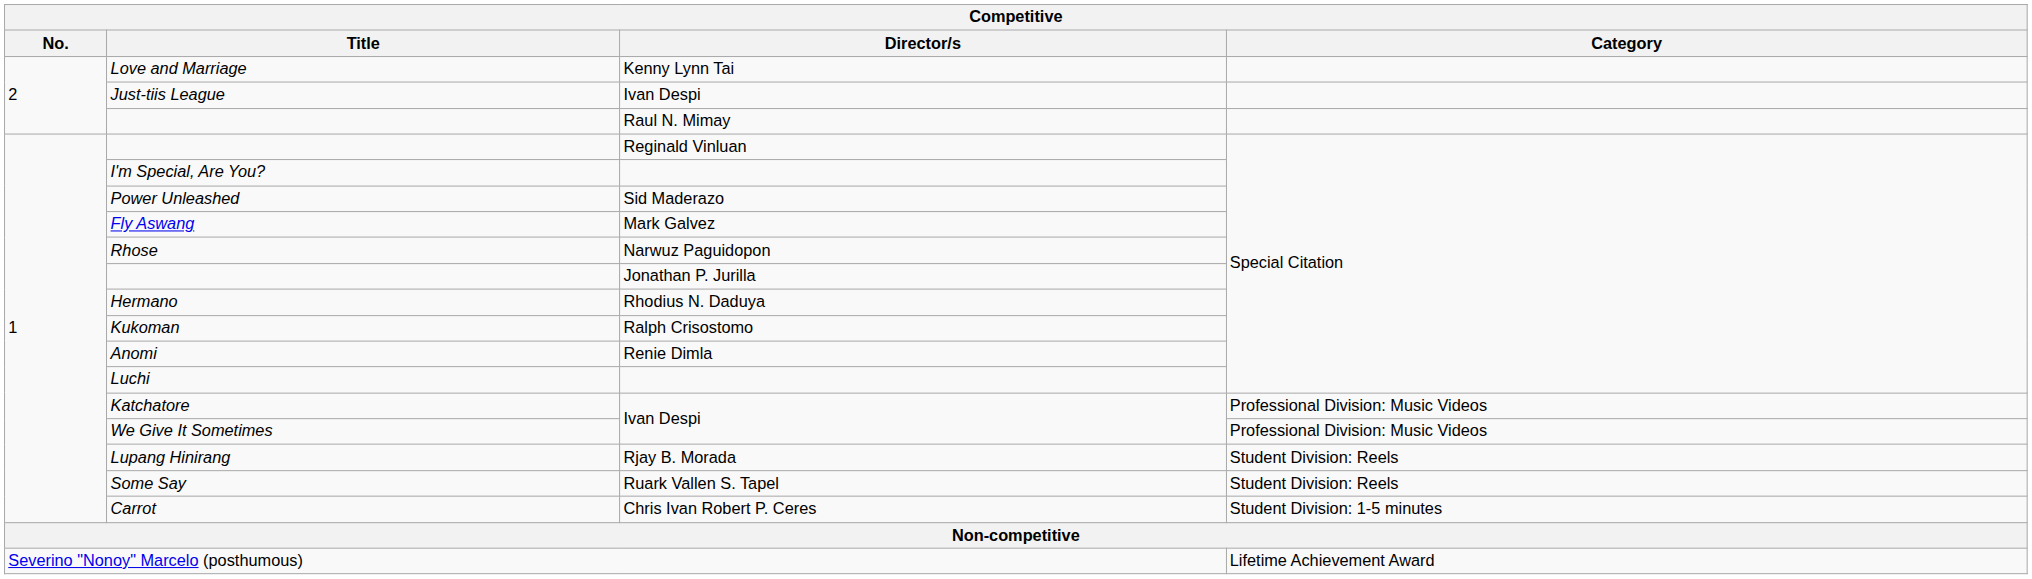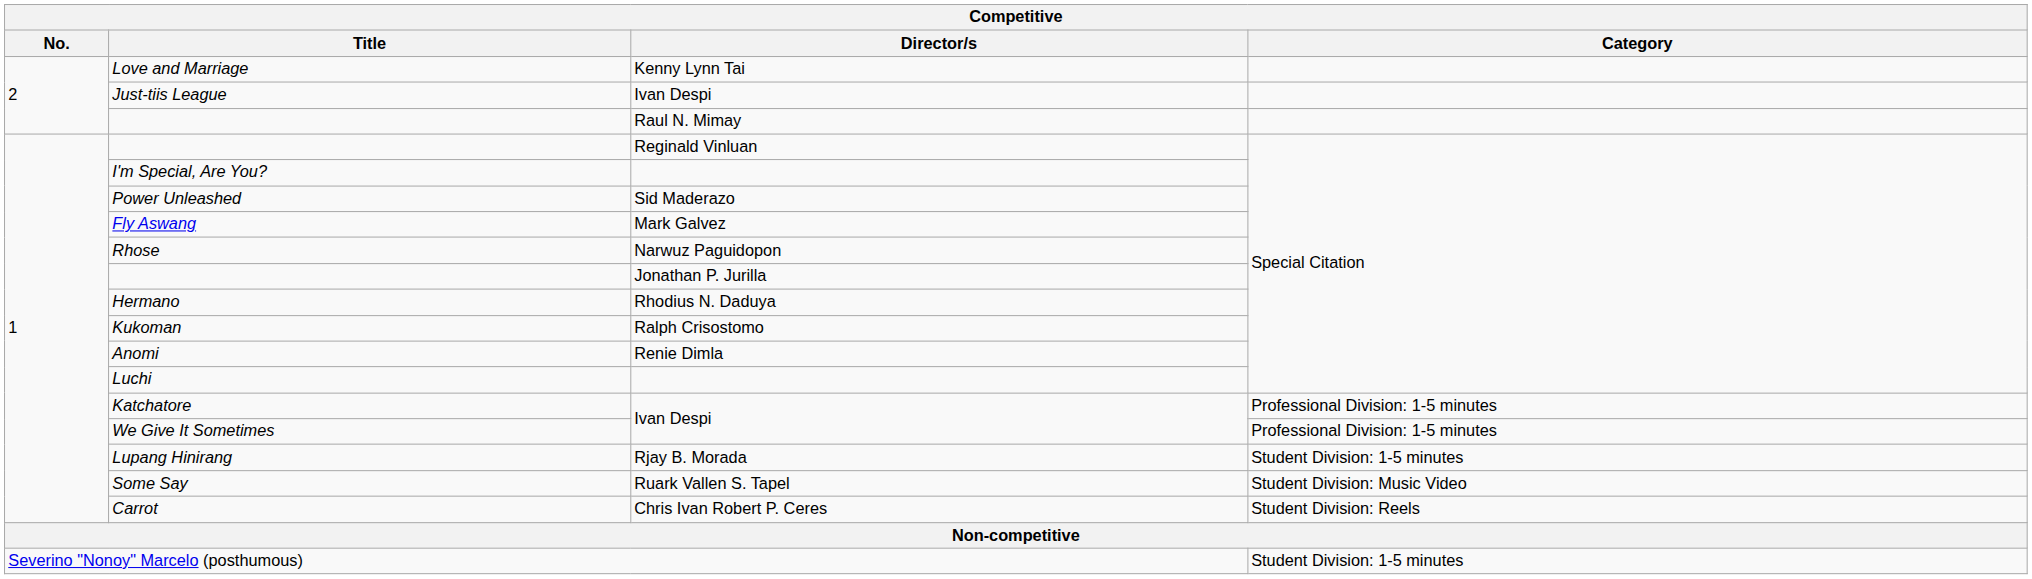(1358, 405) Professional Division: Music Videos -> (1374, 405) Professional Division: 1-5 minutes
(1358, 431) Professional Division: Music Videos -> (1374, 431) Professional Division: 1-5 minutes
(1314, 457) Student Division: Reels -> (1357, 457) Student Division: 1-5 minutes
(1314, 483) Student Division: Reels -> (1359, 483) Student Division: Music Video
(1336, 509) Student Division: 1-5 minutes -> (1336, 509) Student Division: Reels
(1332, 560) Lifetime Achievement Award -> (1357, 560) Student Division: 1-5 minutes
